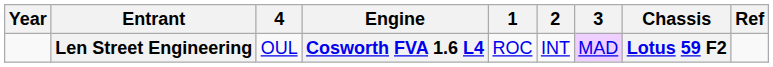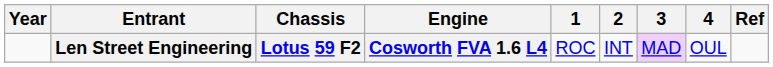columns swapped: (677, 19) <-> (279, 19)
